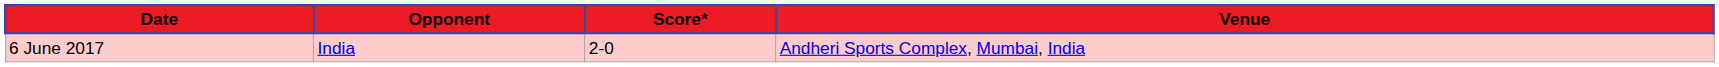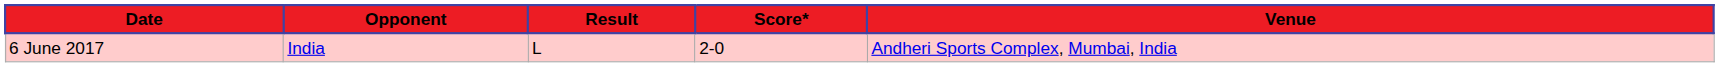+ column: (612, 19)
